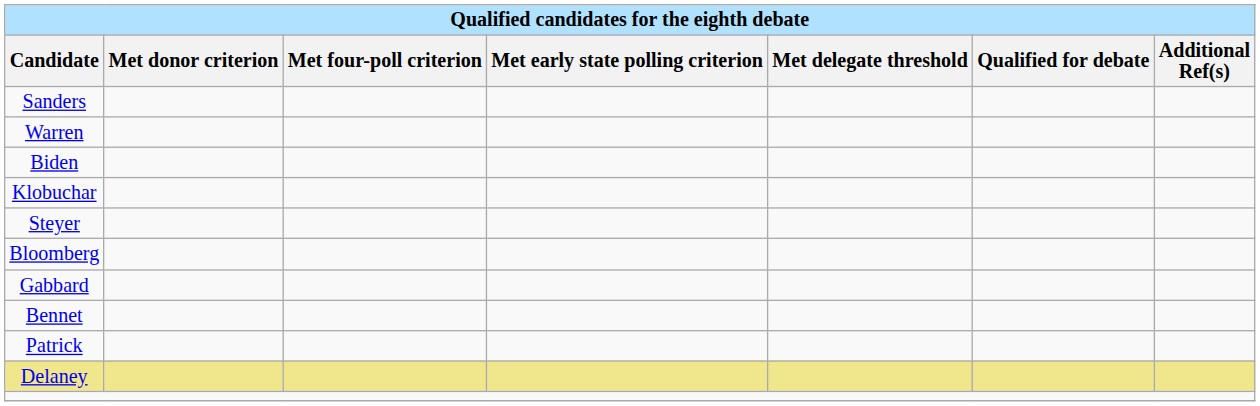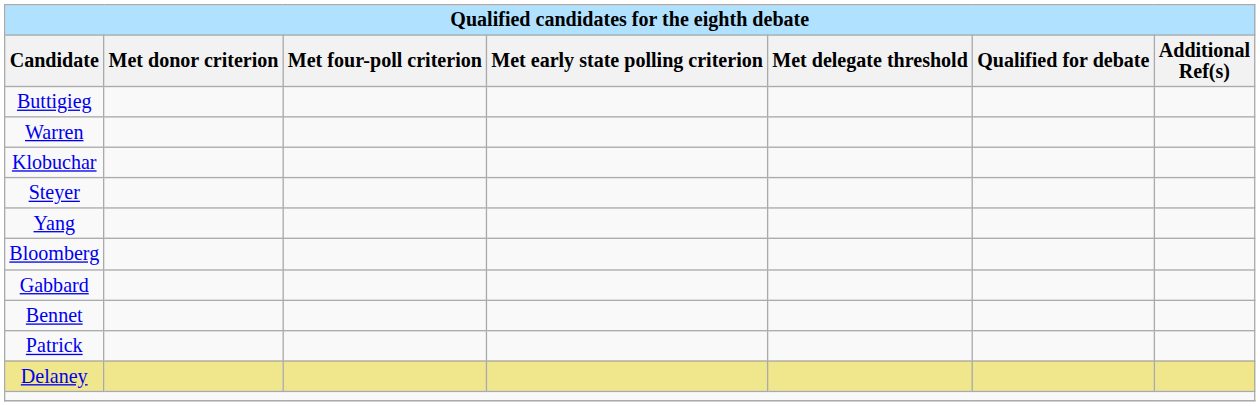+ row: (54, 101)
- row: (54, 101)
- row: (54, 162)
+ row: (54, 223)
